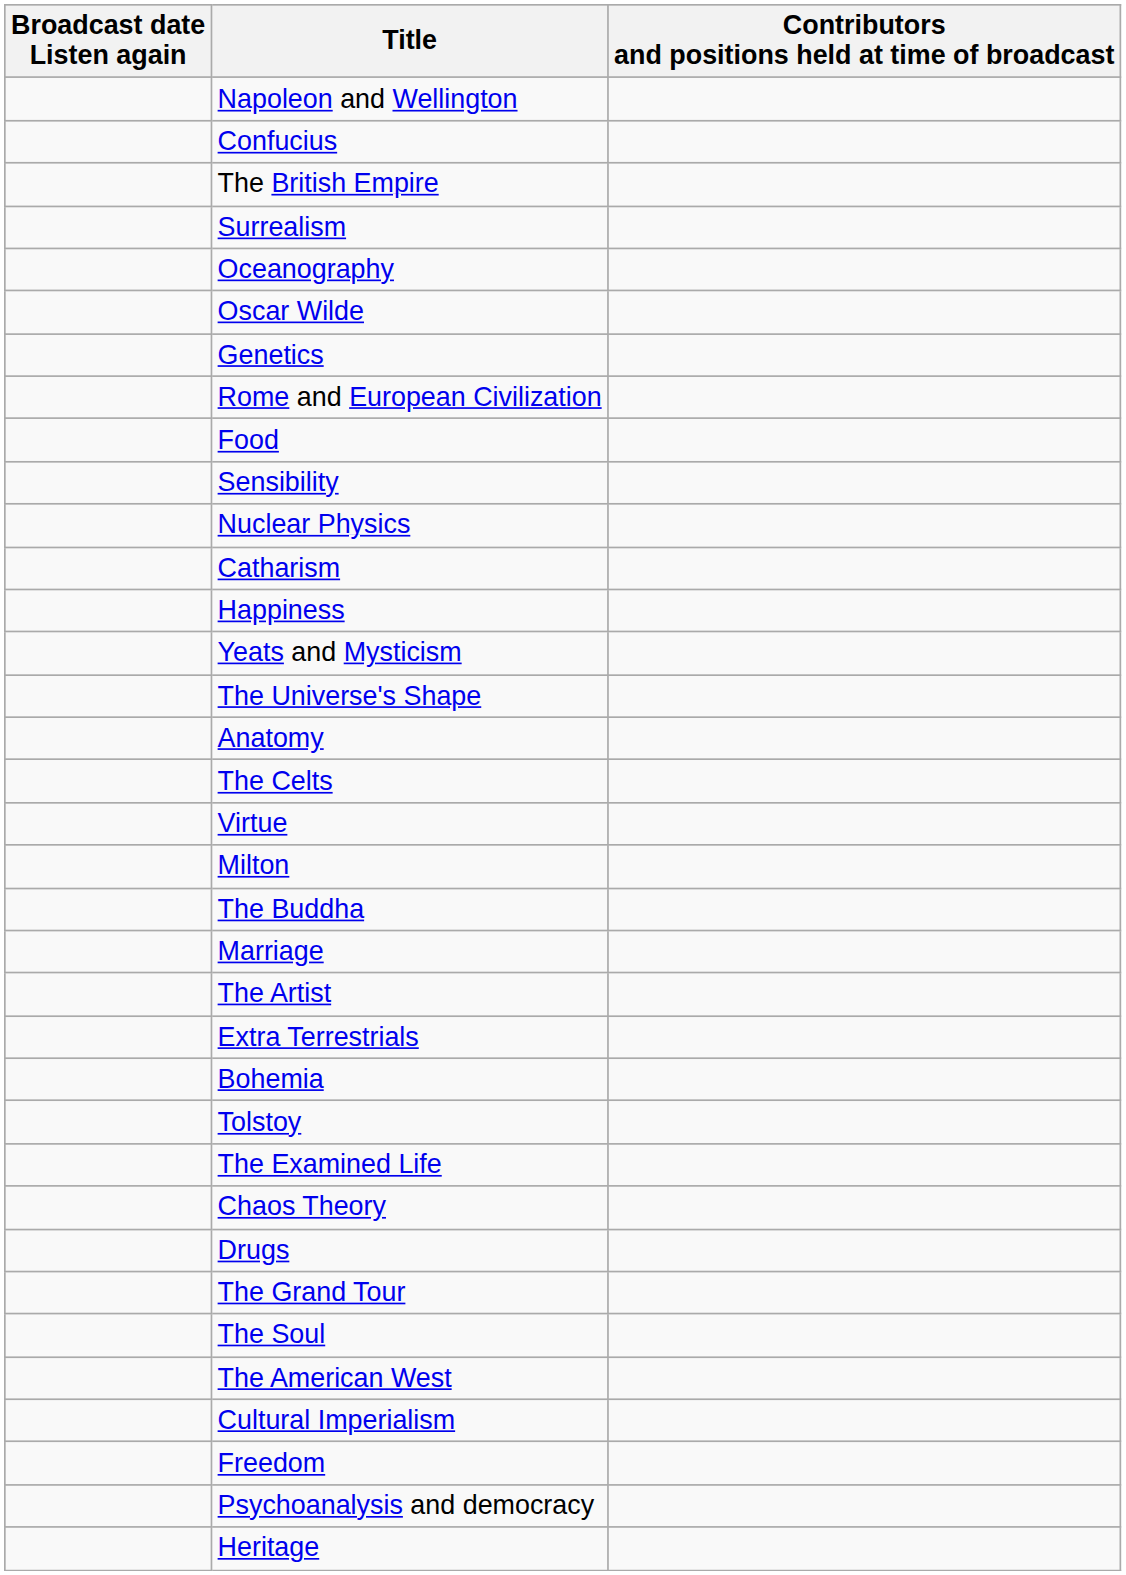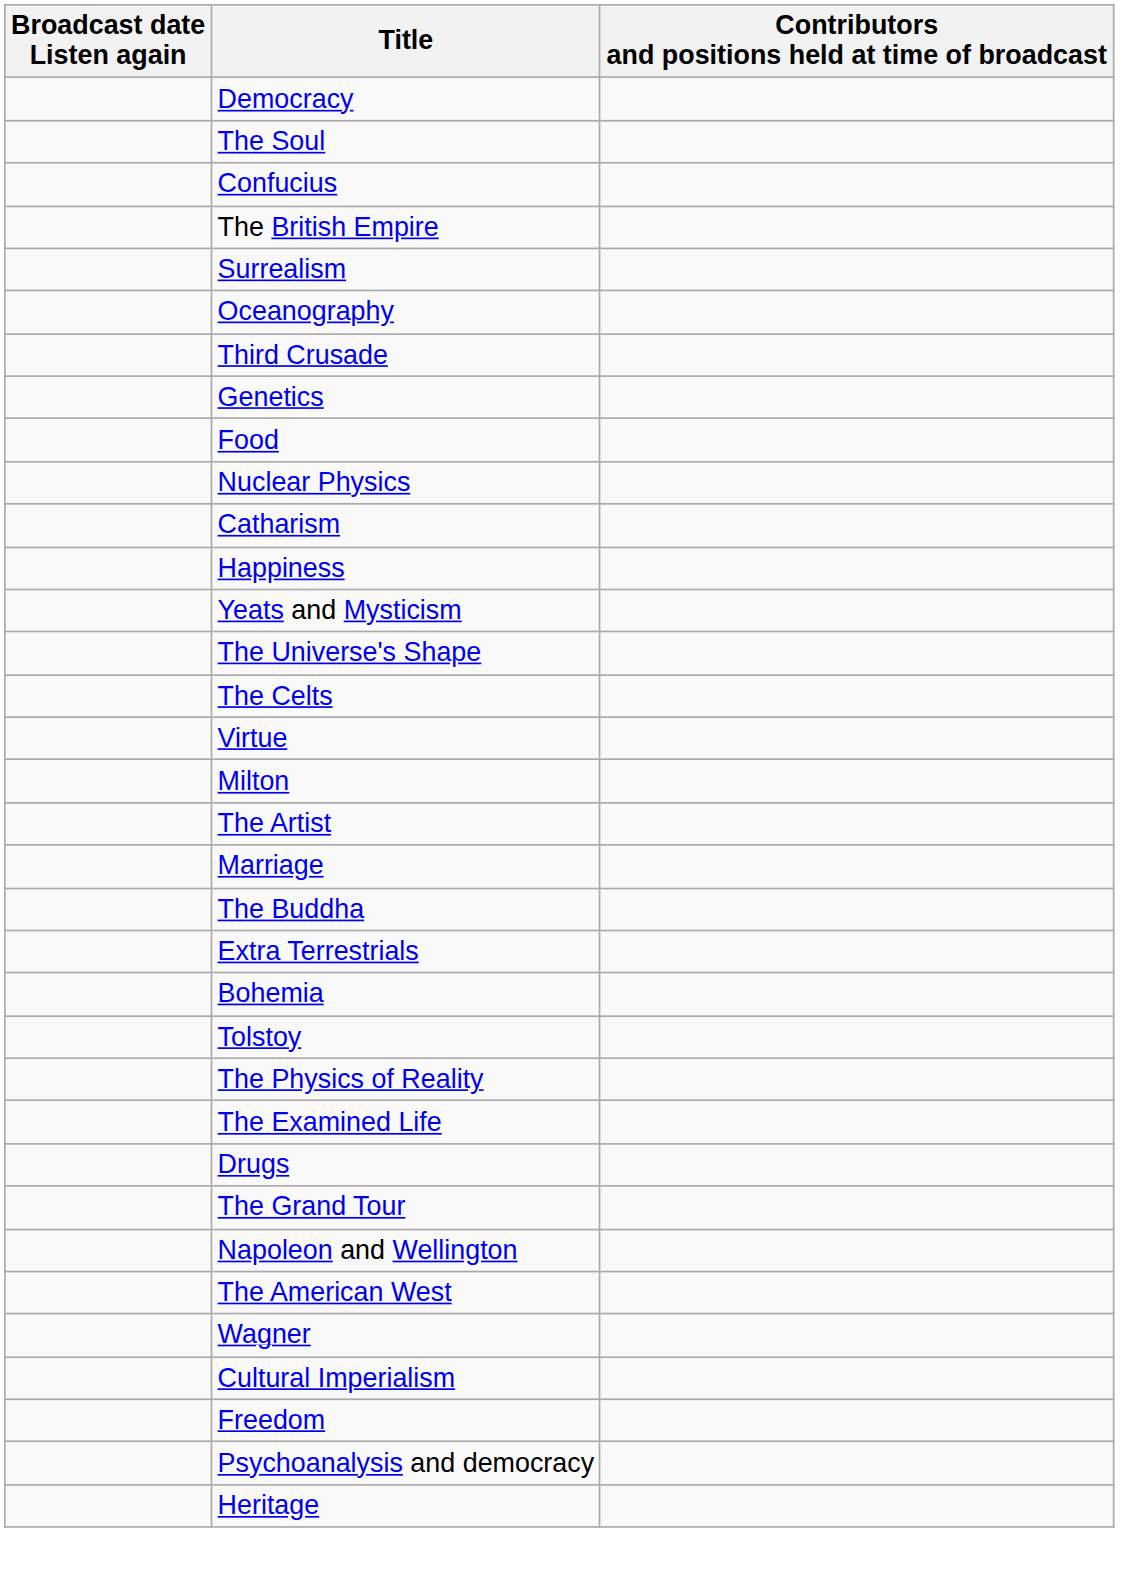+ row: (286, 98)
rows swapped: (368, 98) <-> (271, 1334)
+ row: (303, 354)
- row: (291, 311)
- row: (410, 397)
- row: (278, 482)
- row: (271, 738)
rows swapped: (291, 908) <-> (274, 993)
+ row: (351, 1079)
- row: (302, 1207)
+ row: (264, 1334)
